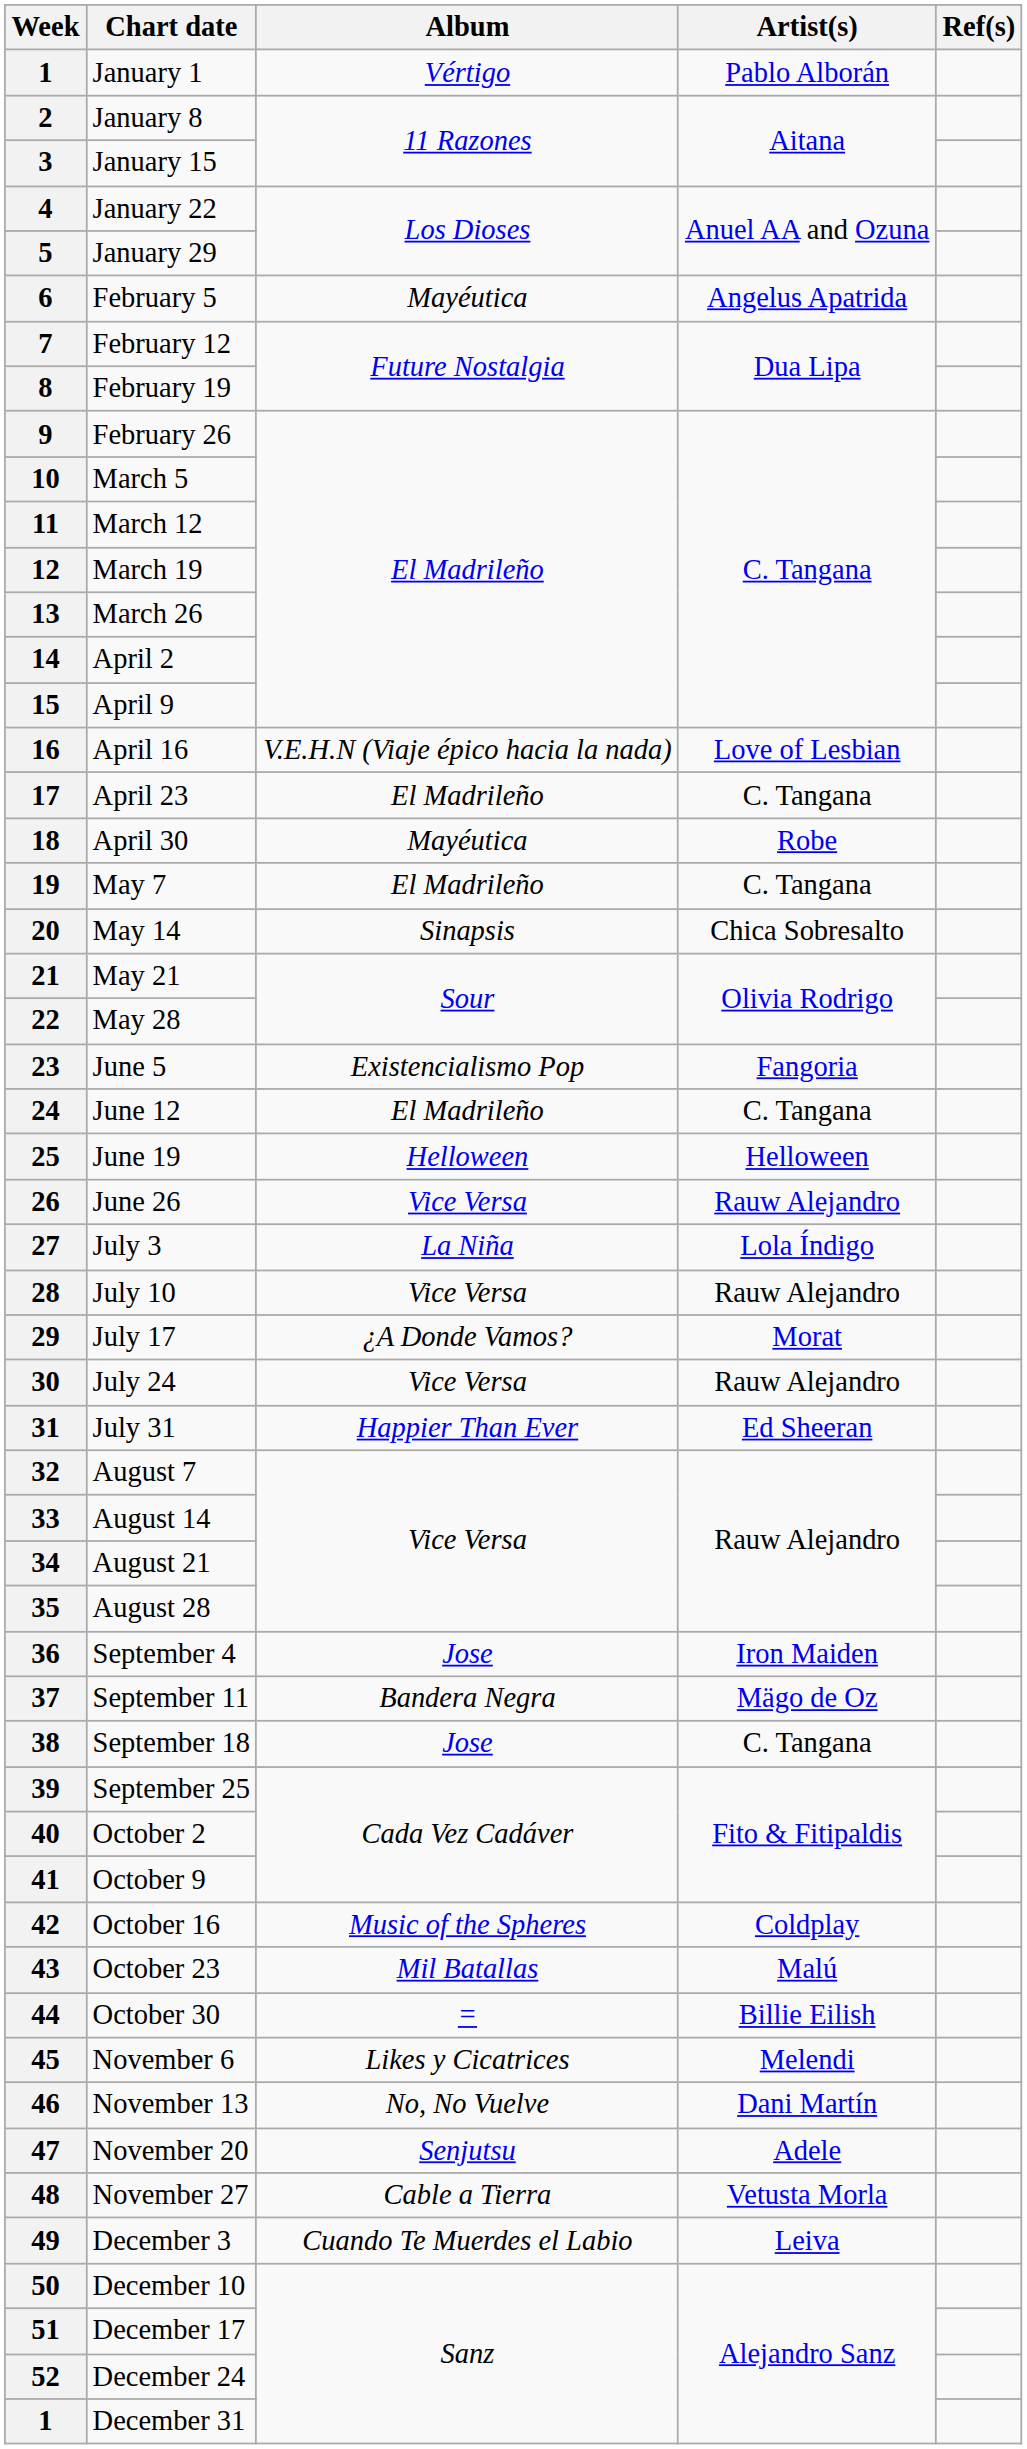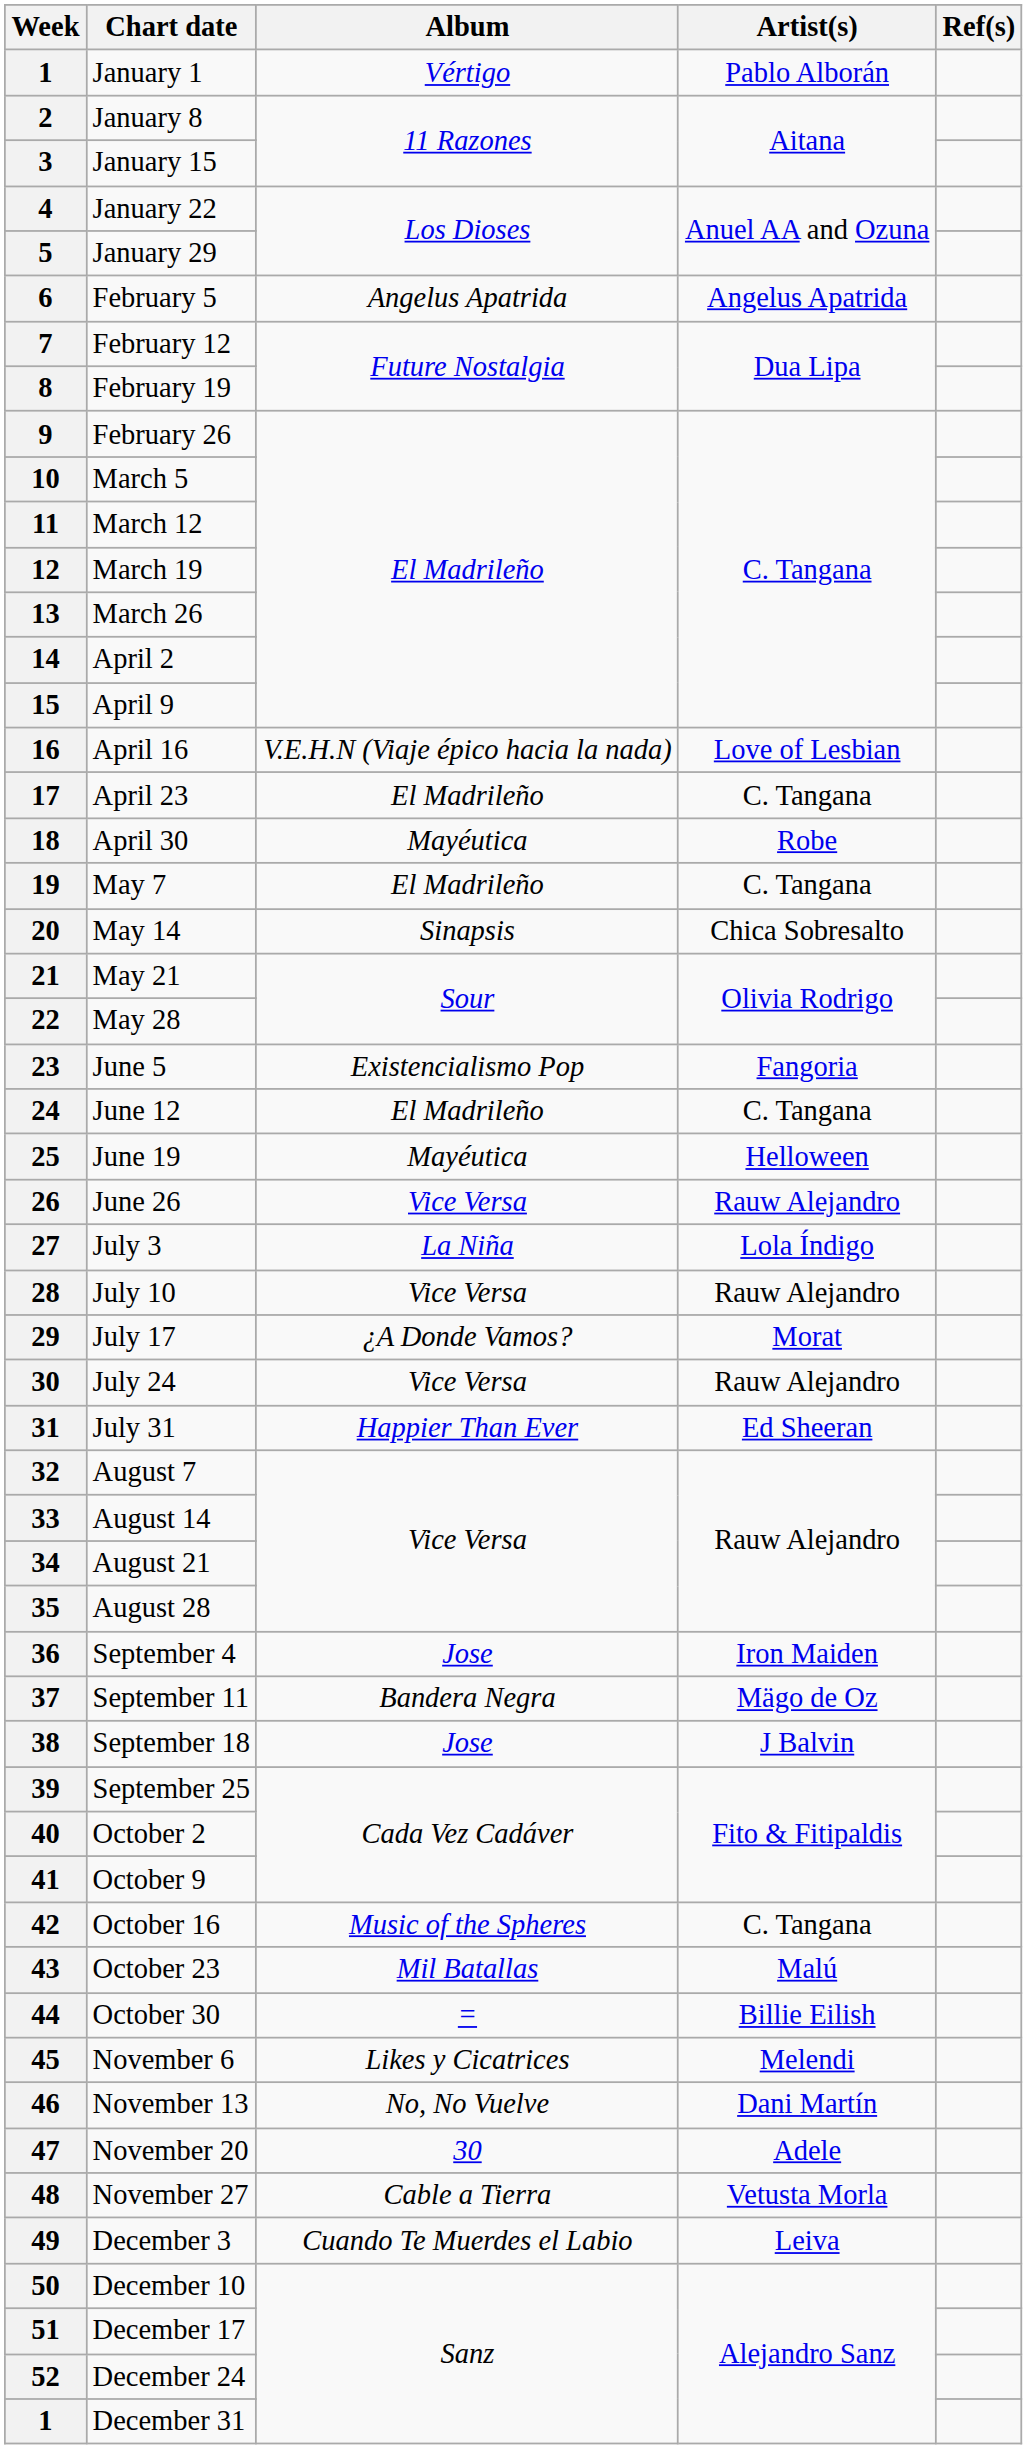(467, 298) Mayéutica -> (467, 298) Angelus Apatrida
(467, 1156) Helloween -> (467, 1156) Mayéutica
(807, 1743) C. Tangana -> (807, 1743) J Balvin
(807, 1924) Coldplay -> (807, 1924) C. Tangana
(467, 2149) Senjutsu -> (467, 2149) 30
